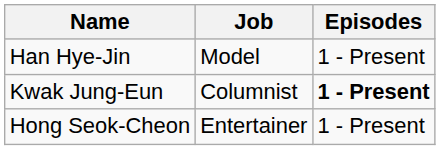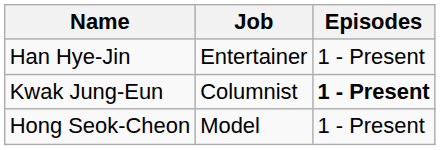(230, 56) Model -> (254, 56) Entertainer
(254, 126) Entertainer -> (230, 126) Model
